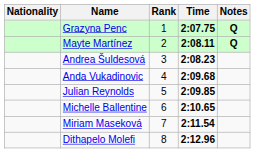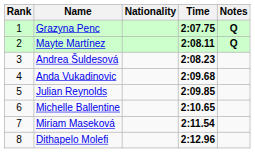columns swapped: (164, 12) <-> (32, 12)
